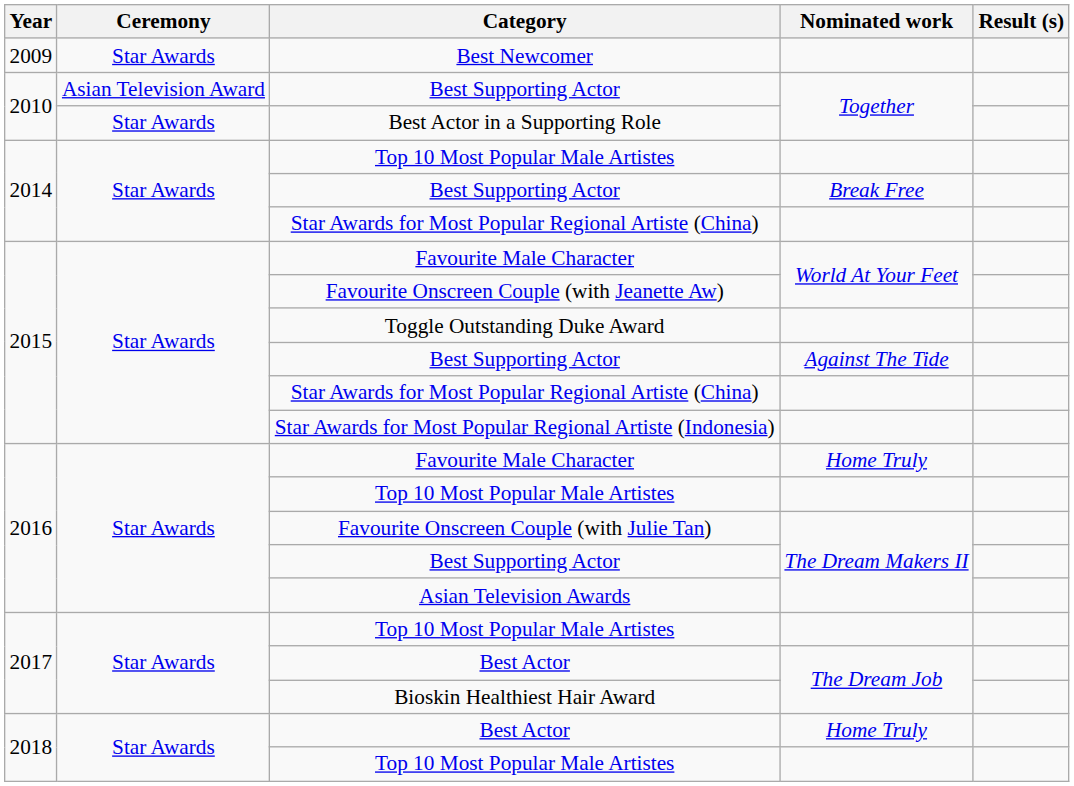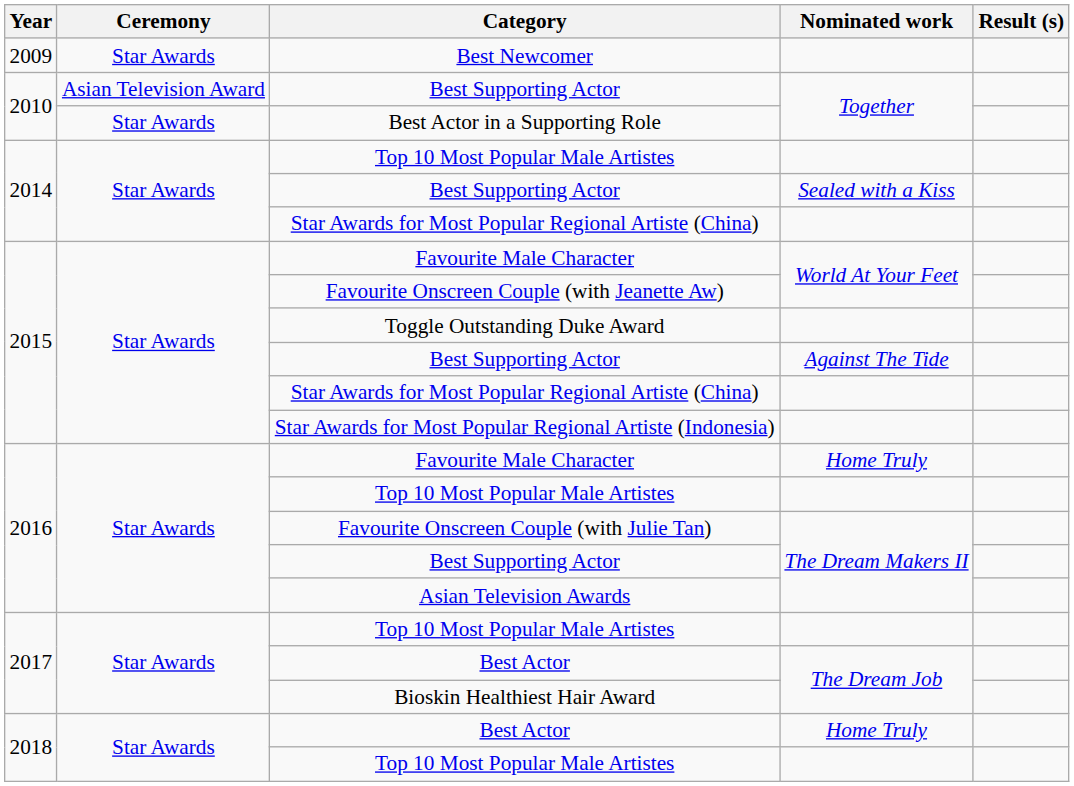(877, 190) Break Free -> (877, 190) Sealed with a Kiss
